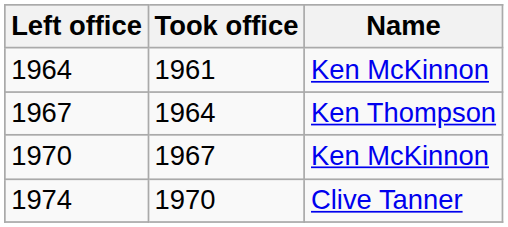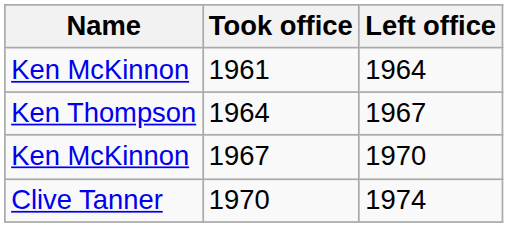columns swapped: (404, 26) <-> (77, 26)
